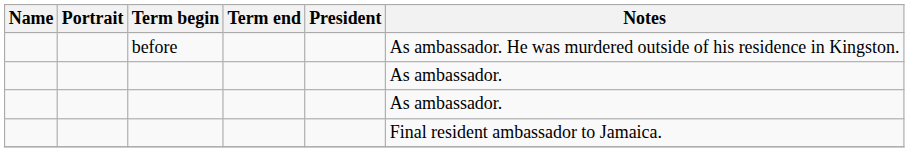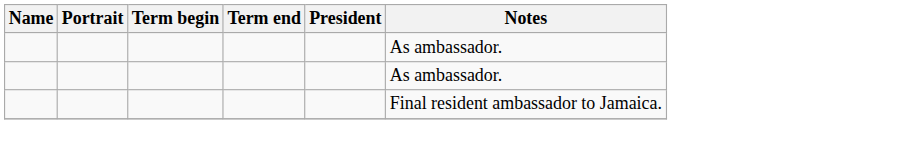- row: (31, 47)
